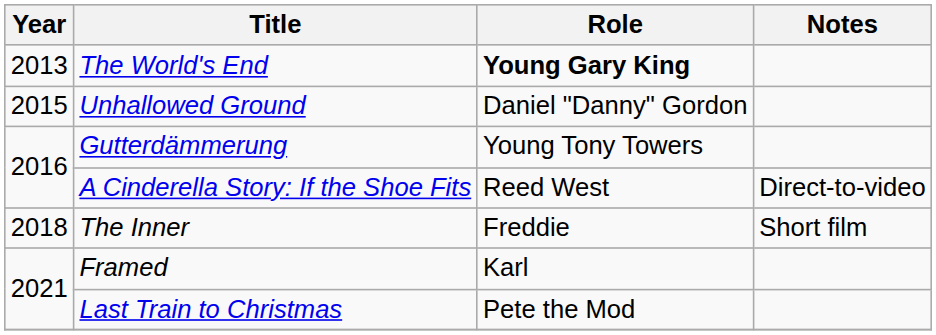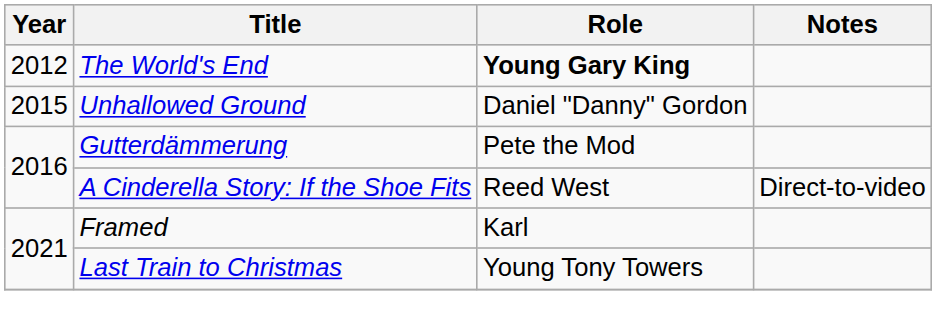(39, 65) 2013 -> (39, 65) 2012
(593, 146) Young Tony Towers -> (559, 146) Pete the Mod
- row: (134, 227)
(559, 308) Pete the Mod -> (593, 268) Young Tony Towers
